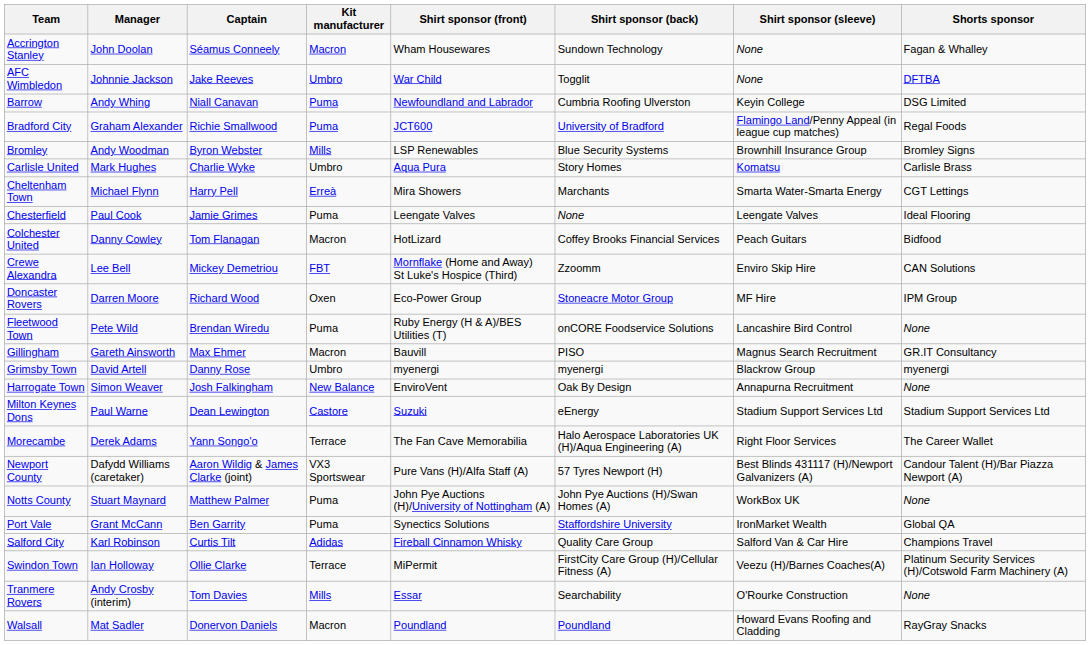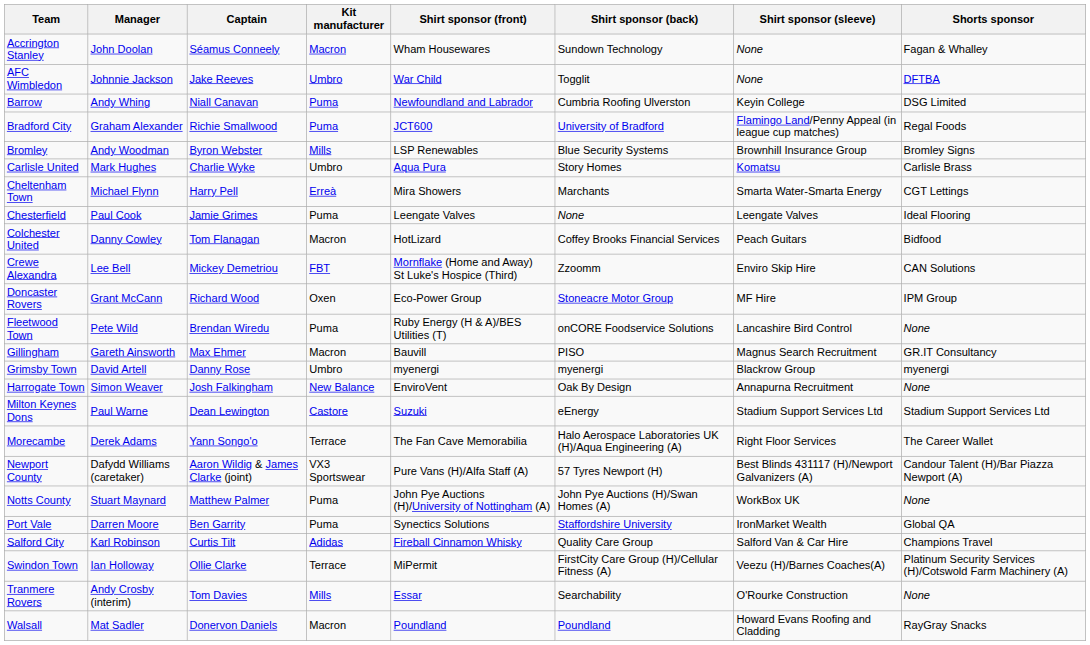(125, 299) Darren Moore -> (126, 299) Grant McCann
(126, 524) Grant McCann -> (125, 524) Darren Moore
